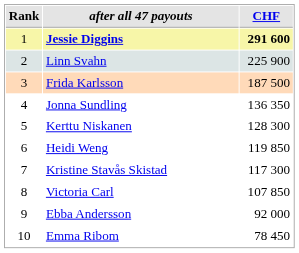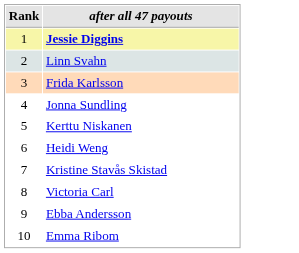- column: (266, 16)
